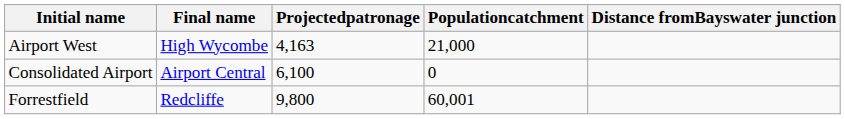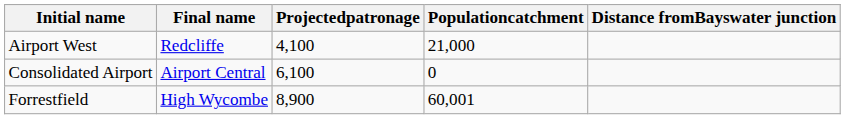(214, 45) High Wycombe -> (192, 45) Redcliffe
(295, 45) 4,163 -> (295, 45) 4,100
(192, 99) Redcliffe -> (214, 99) High Wycombe
(295, 99) 9,800 -> (295, 99) 8,900
